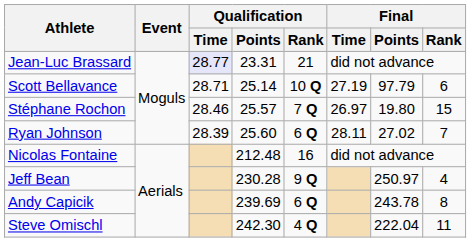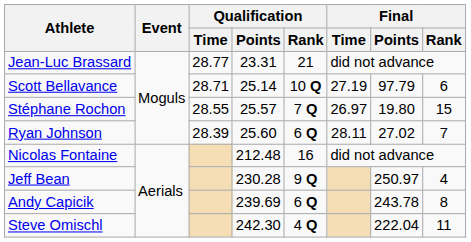(211, 63) lavender background -> (211, 63) no background
(211, 109) 28.46 -> (211, 109) 28.55
